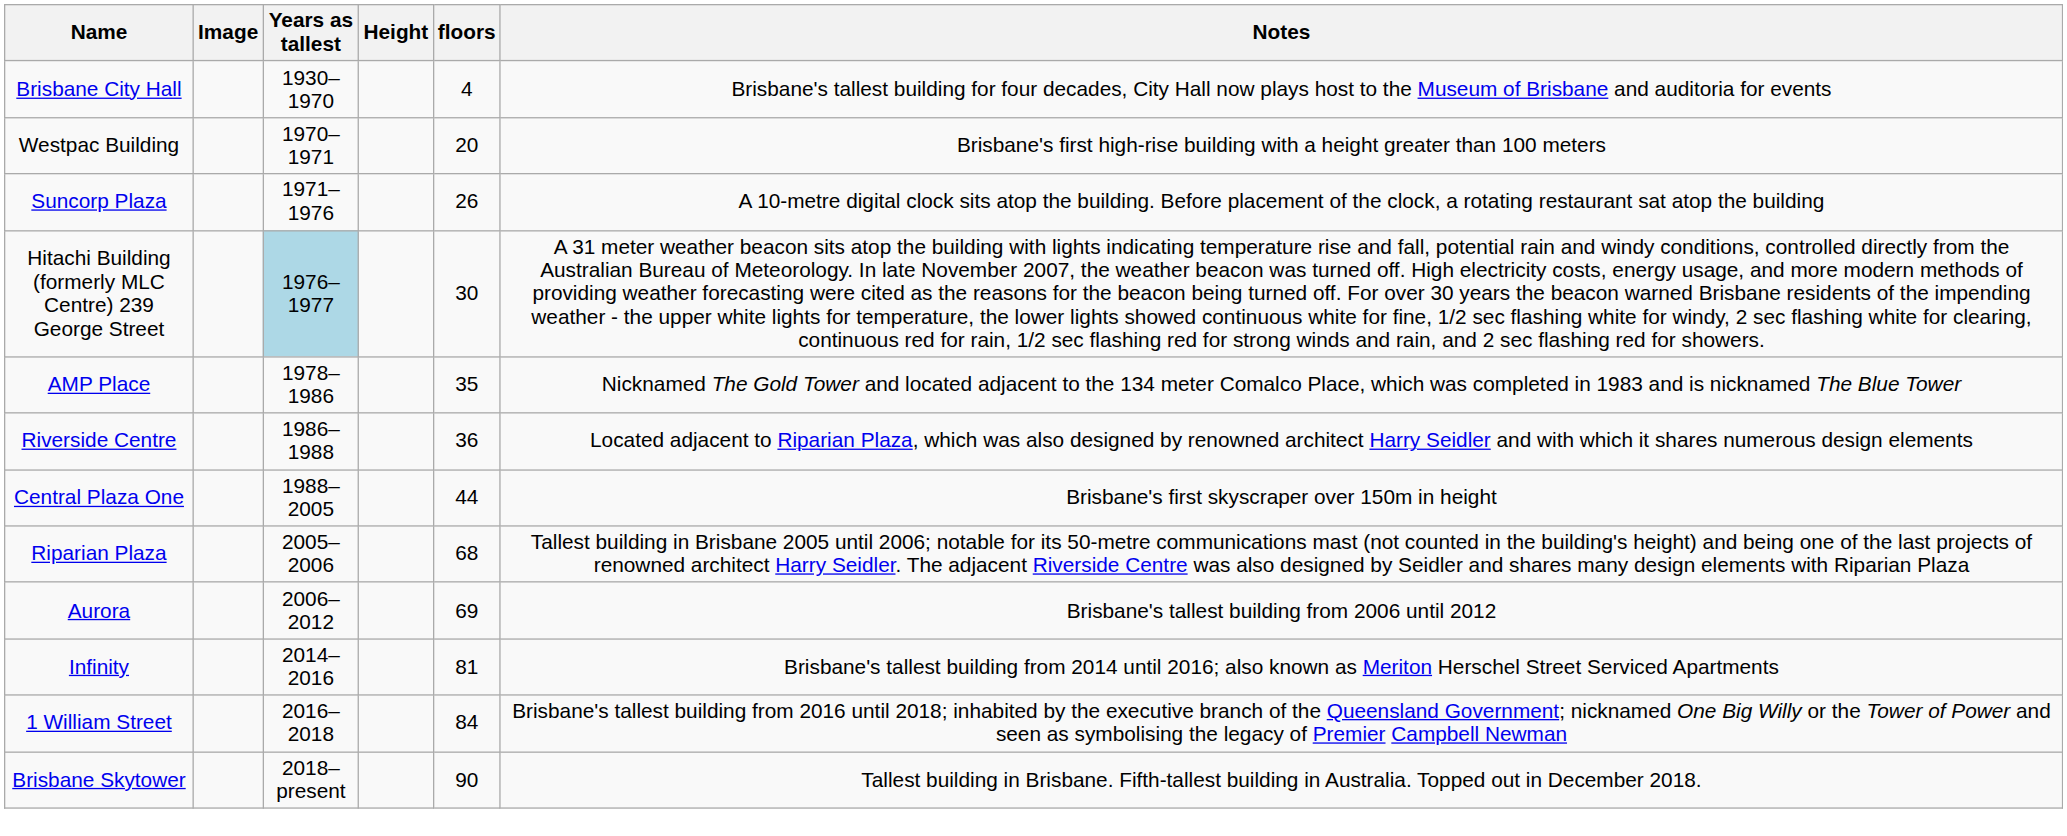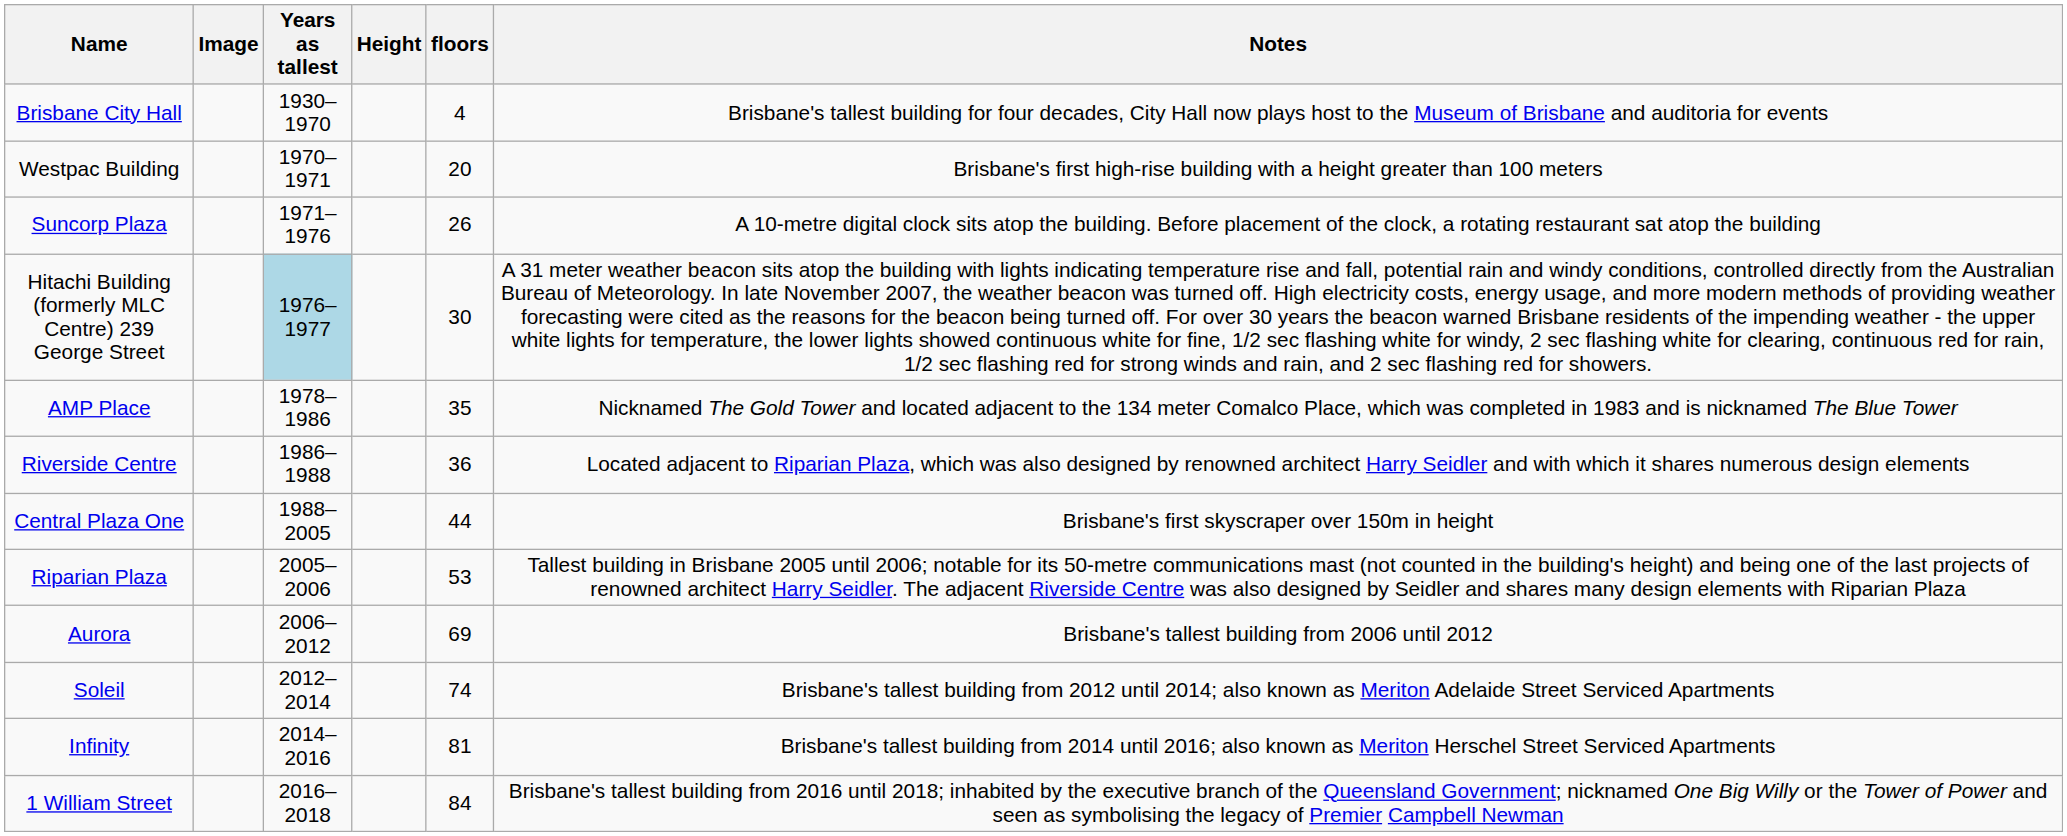(467, 553) 68 -> (460, 577) 53
+ row: (99, 690)
- row: (99, 779)
